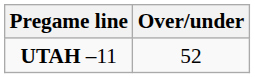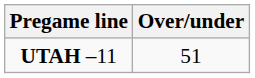(191, 55) 52 -> (191, 55) 51
